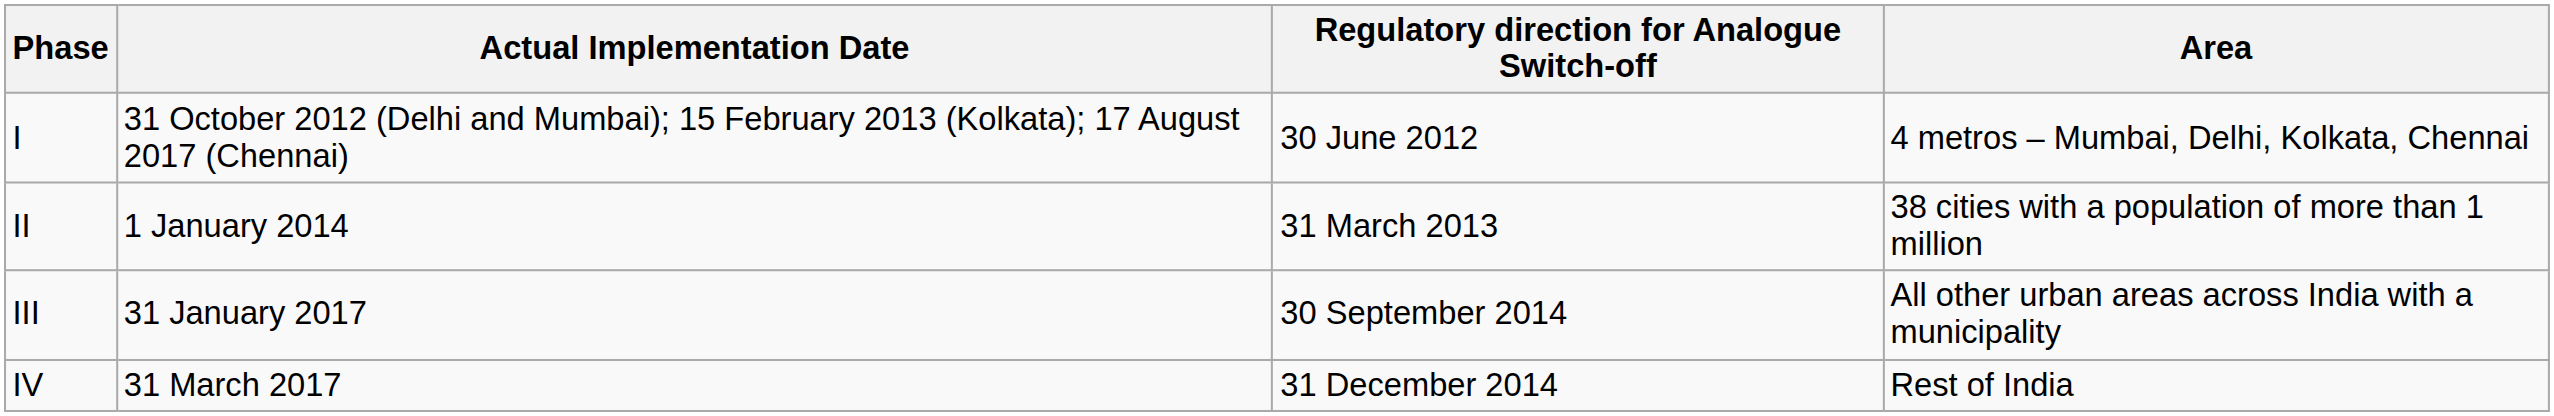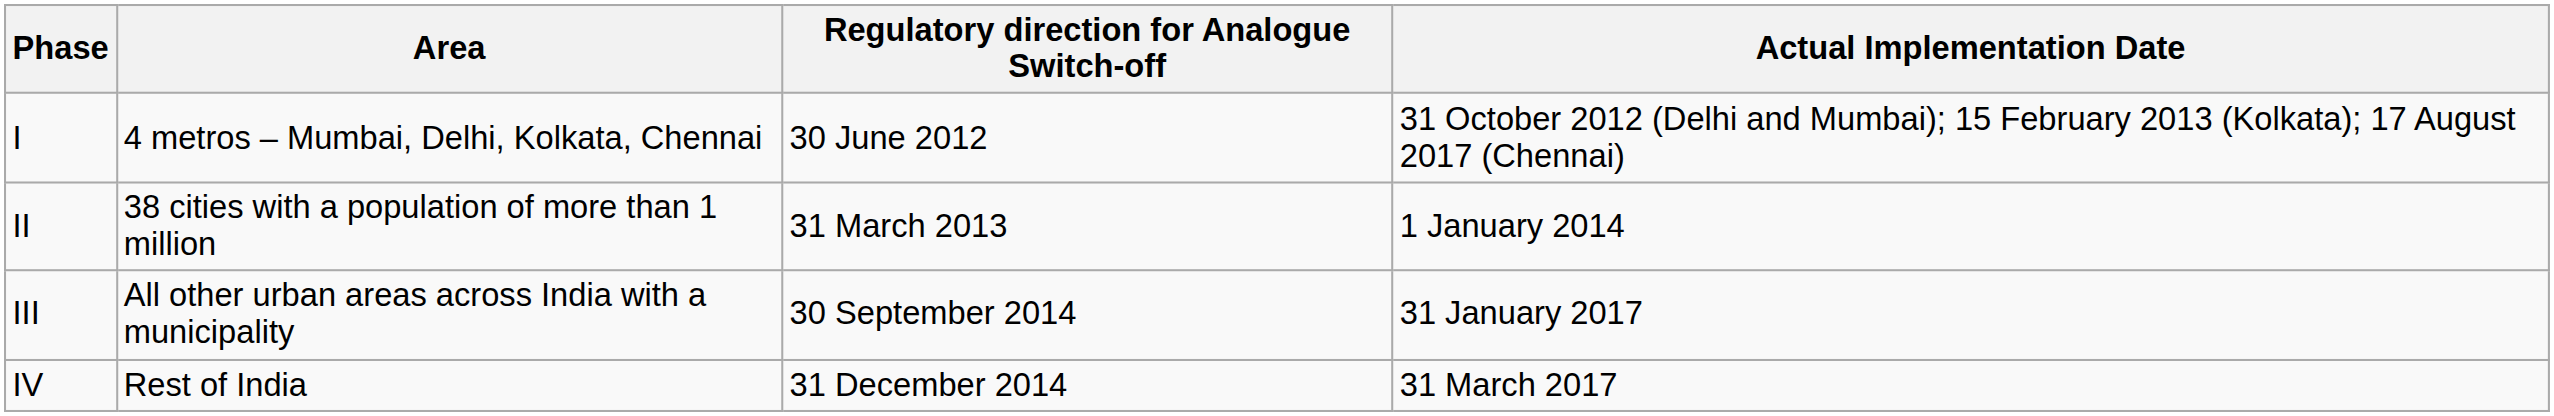columns swapped: (2216, 48) <-> (695, 48)
